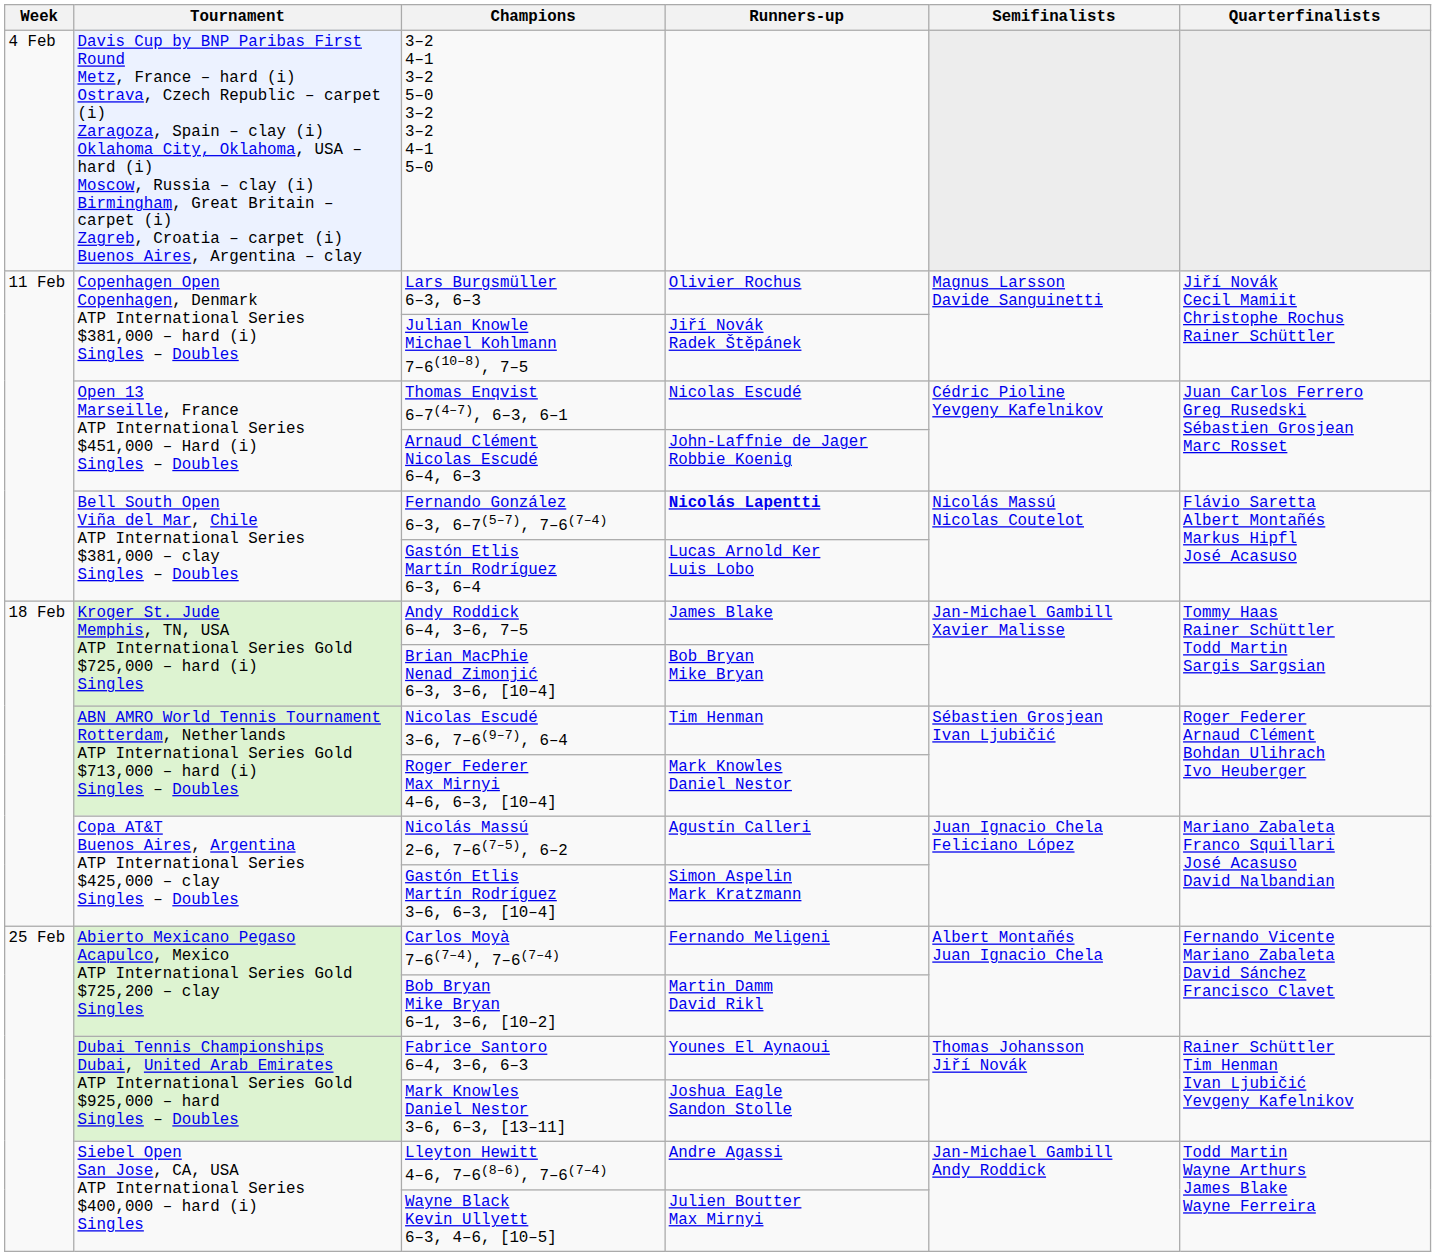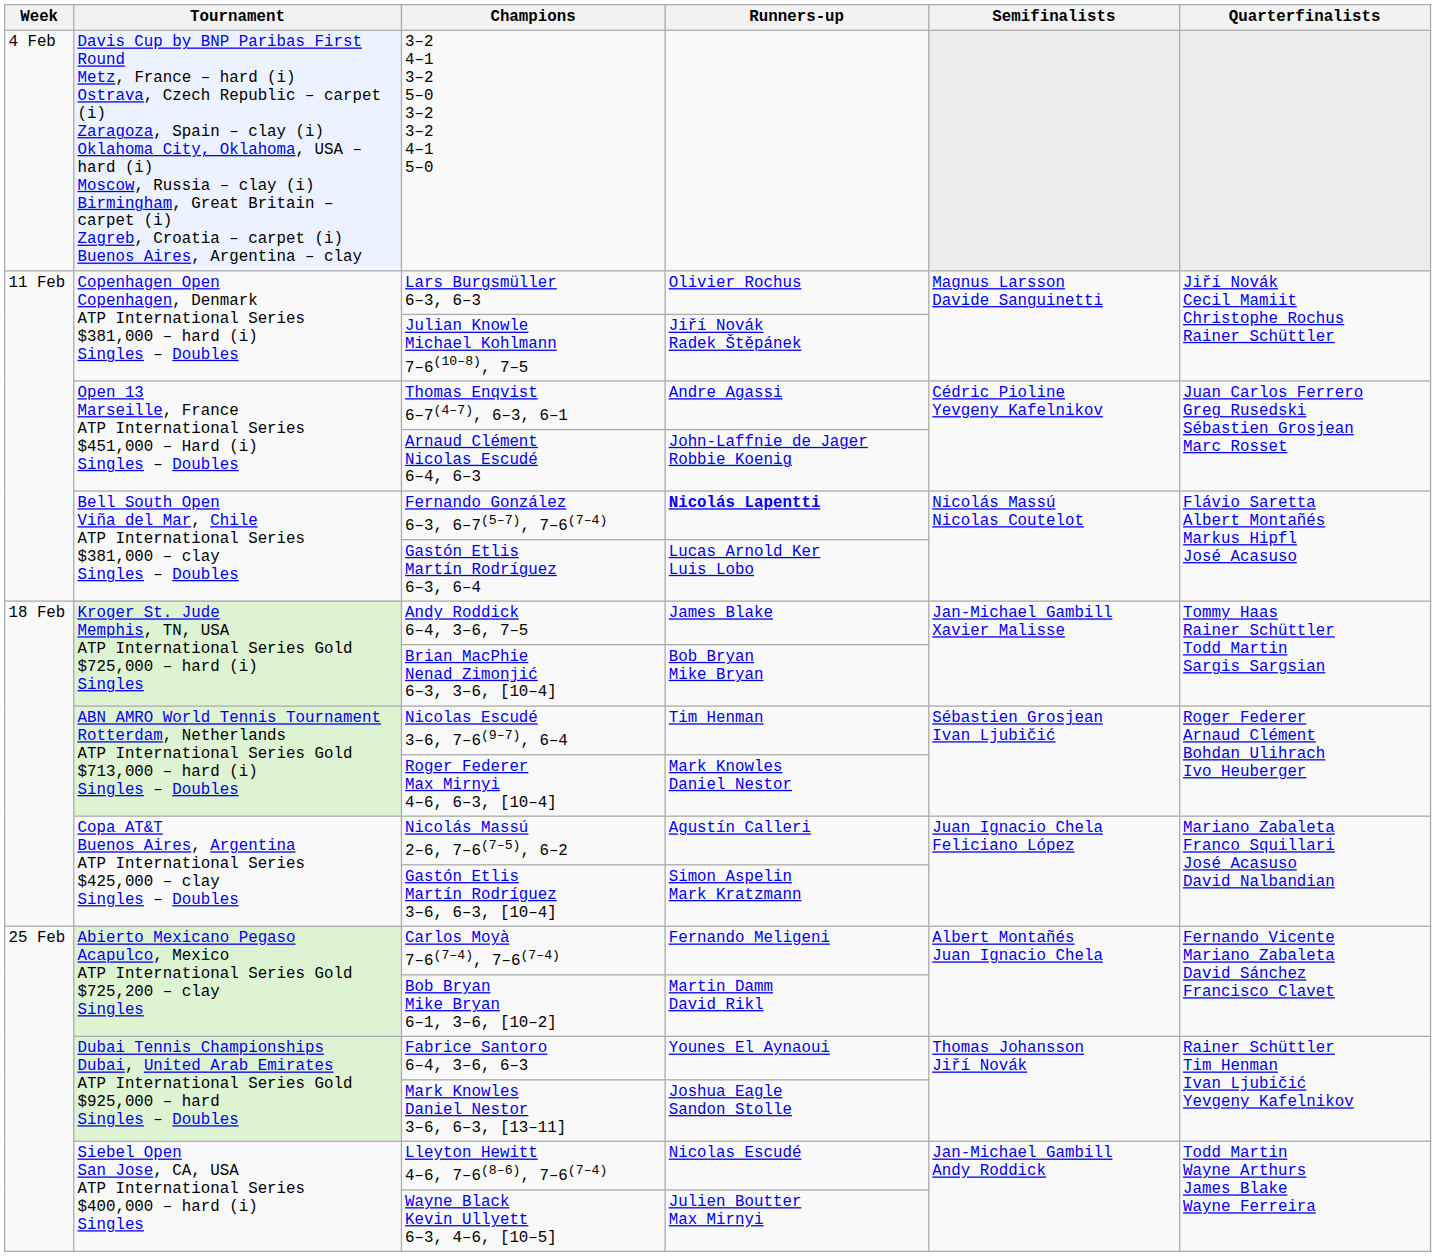(735, 394) Nicolas Escudé -> (726, 394) Andre Agassi
(726, 1154) Andre Agassi -> (735, 1154) Nicolas Escudé
